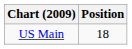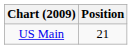(103, 34) 18 -> (103, 34) 21
